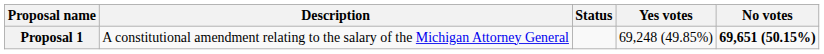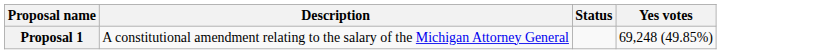- column: (767, 15)
